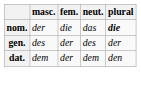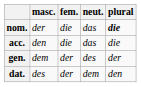+ row: (17, 43)
(38, 43) des -> (40, 58) dem
(40, 58) dem -> (38, 74) des
